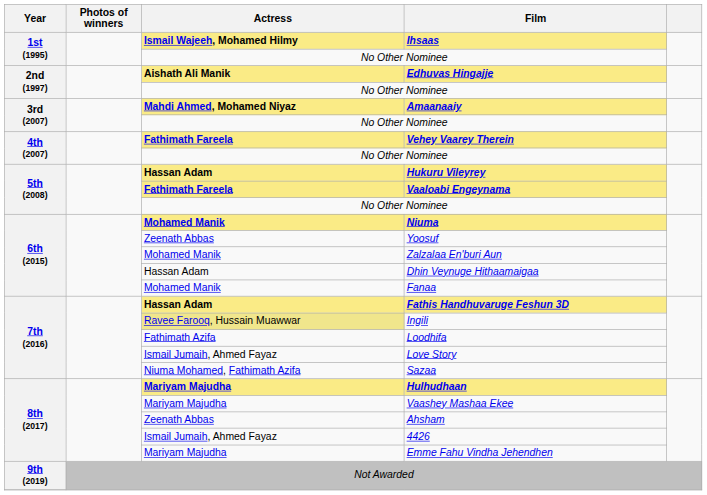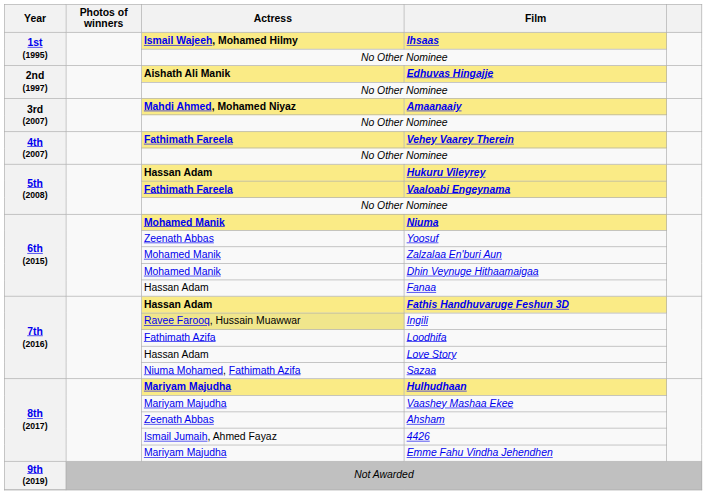(176, 271) Hassan Adam -> (182, 271) Mohamed Manik
(182, 288) Mohamed Manik -> (176, 288) Hassan Adam
(210, 354) Ismail Jumaih, Ahmed Fayaz -> (176, 354) Hassan Adam
